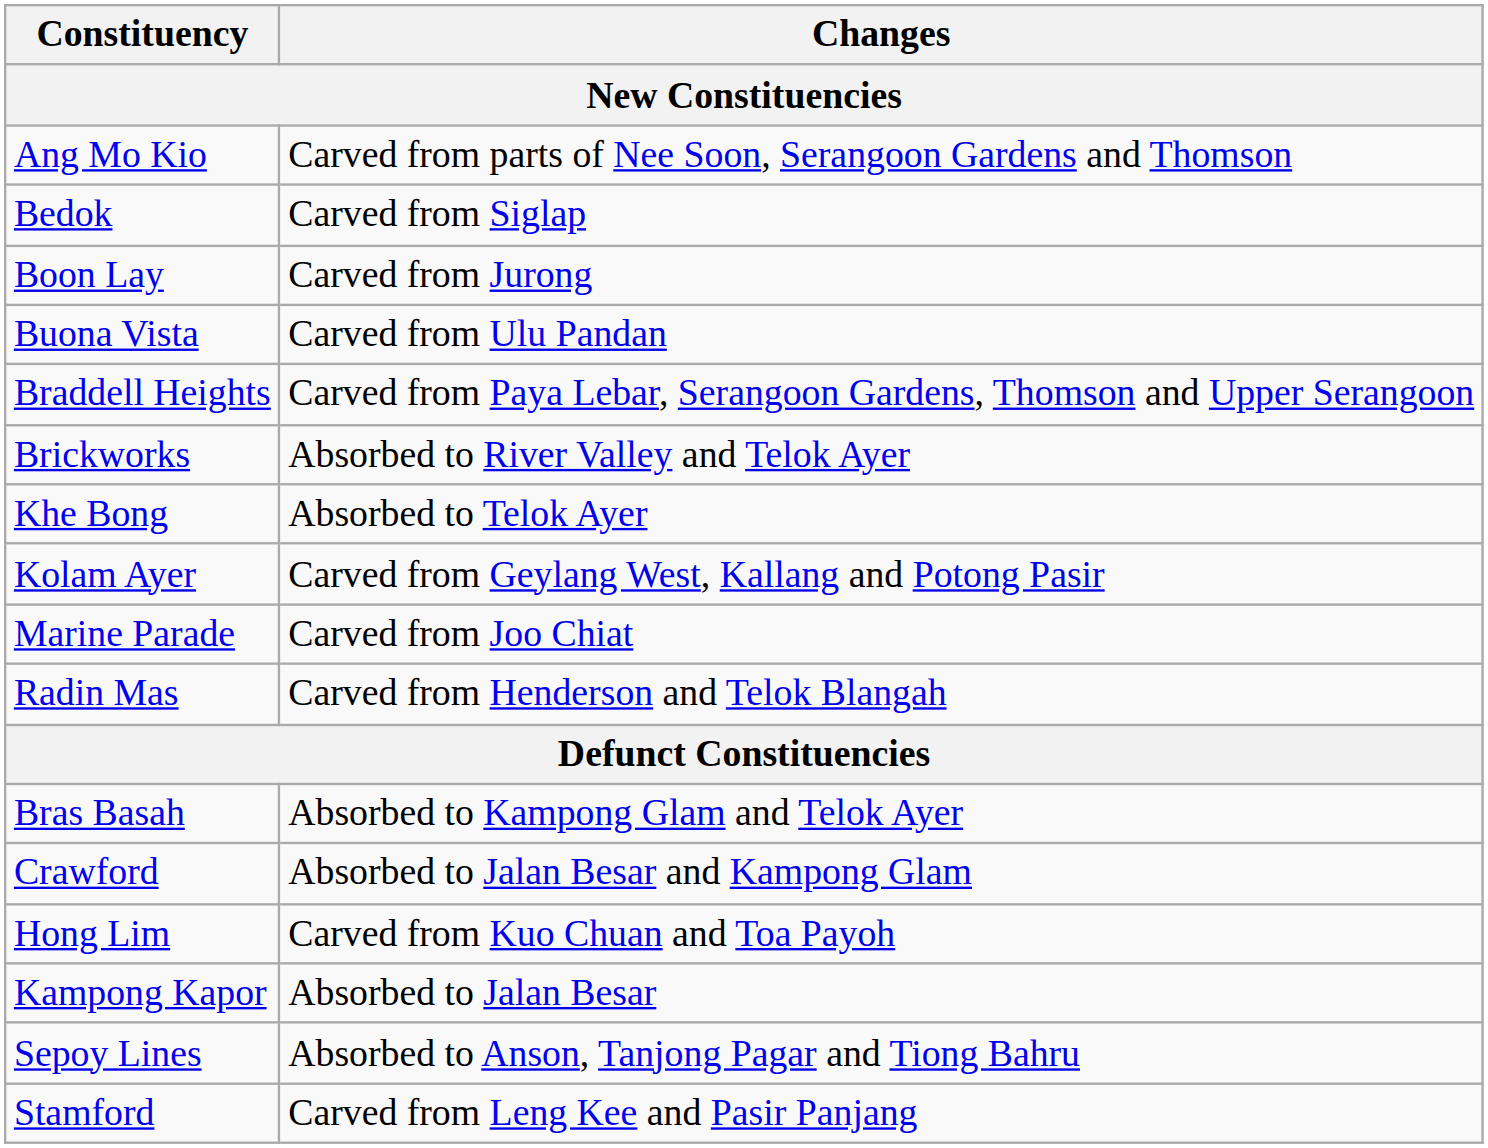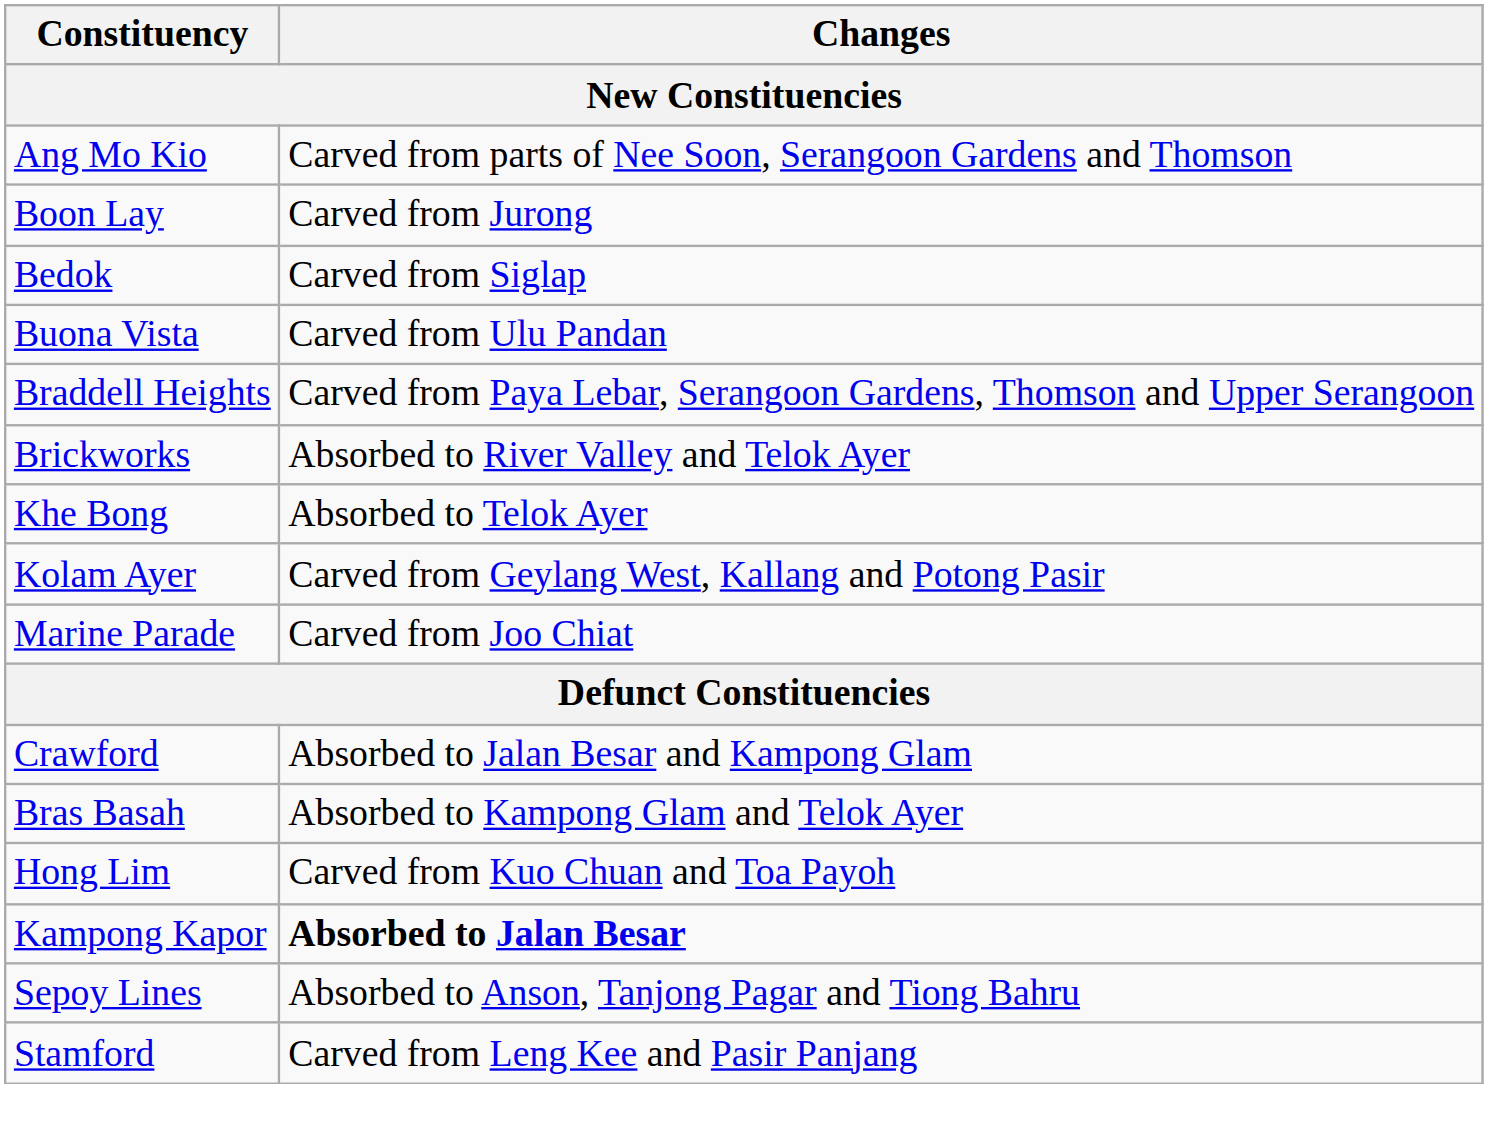rows swapped: (63, 214) <-> (89, 273)
- row: (96, 693)
rows swapped: (99, 812) <-> (86, 872)
(472, 992) normal -> (487, 932) bold
